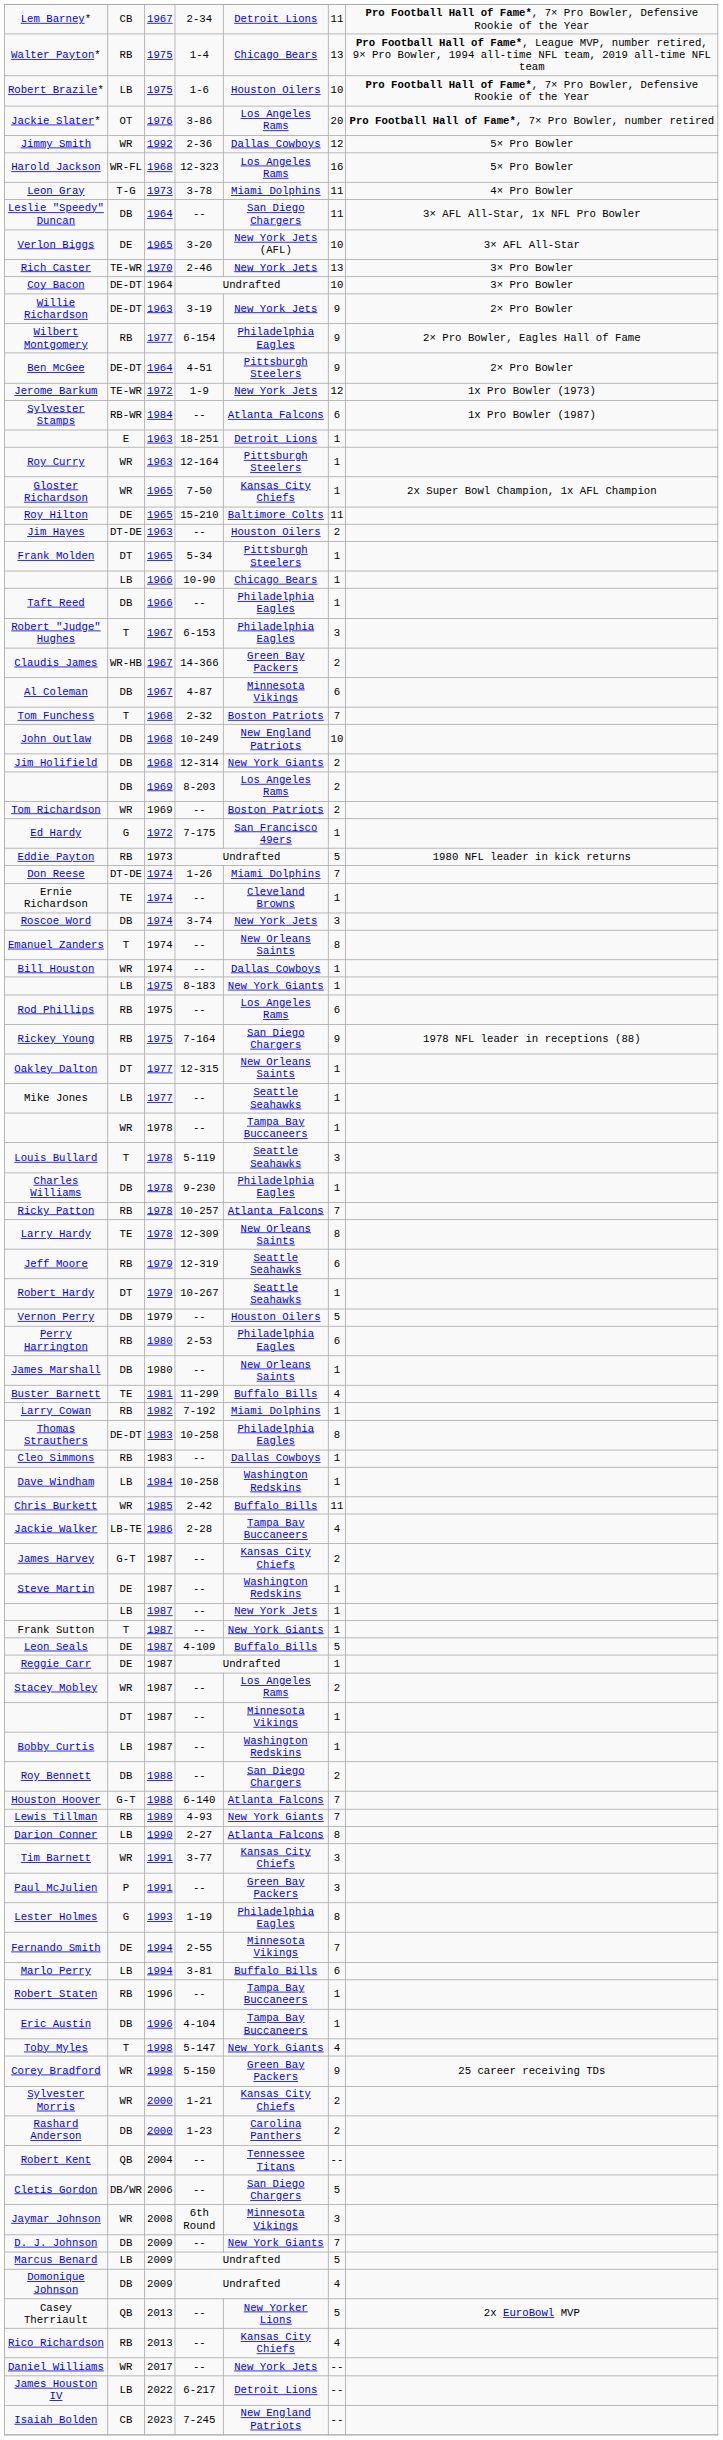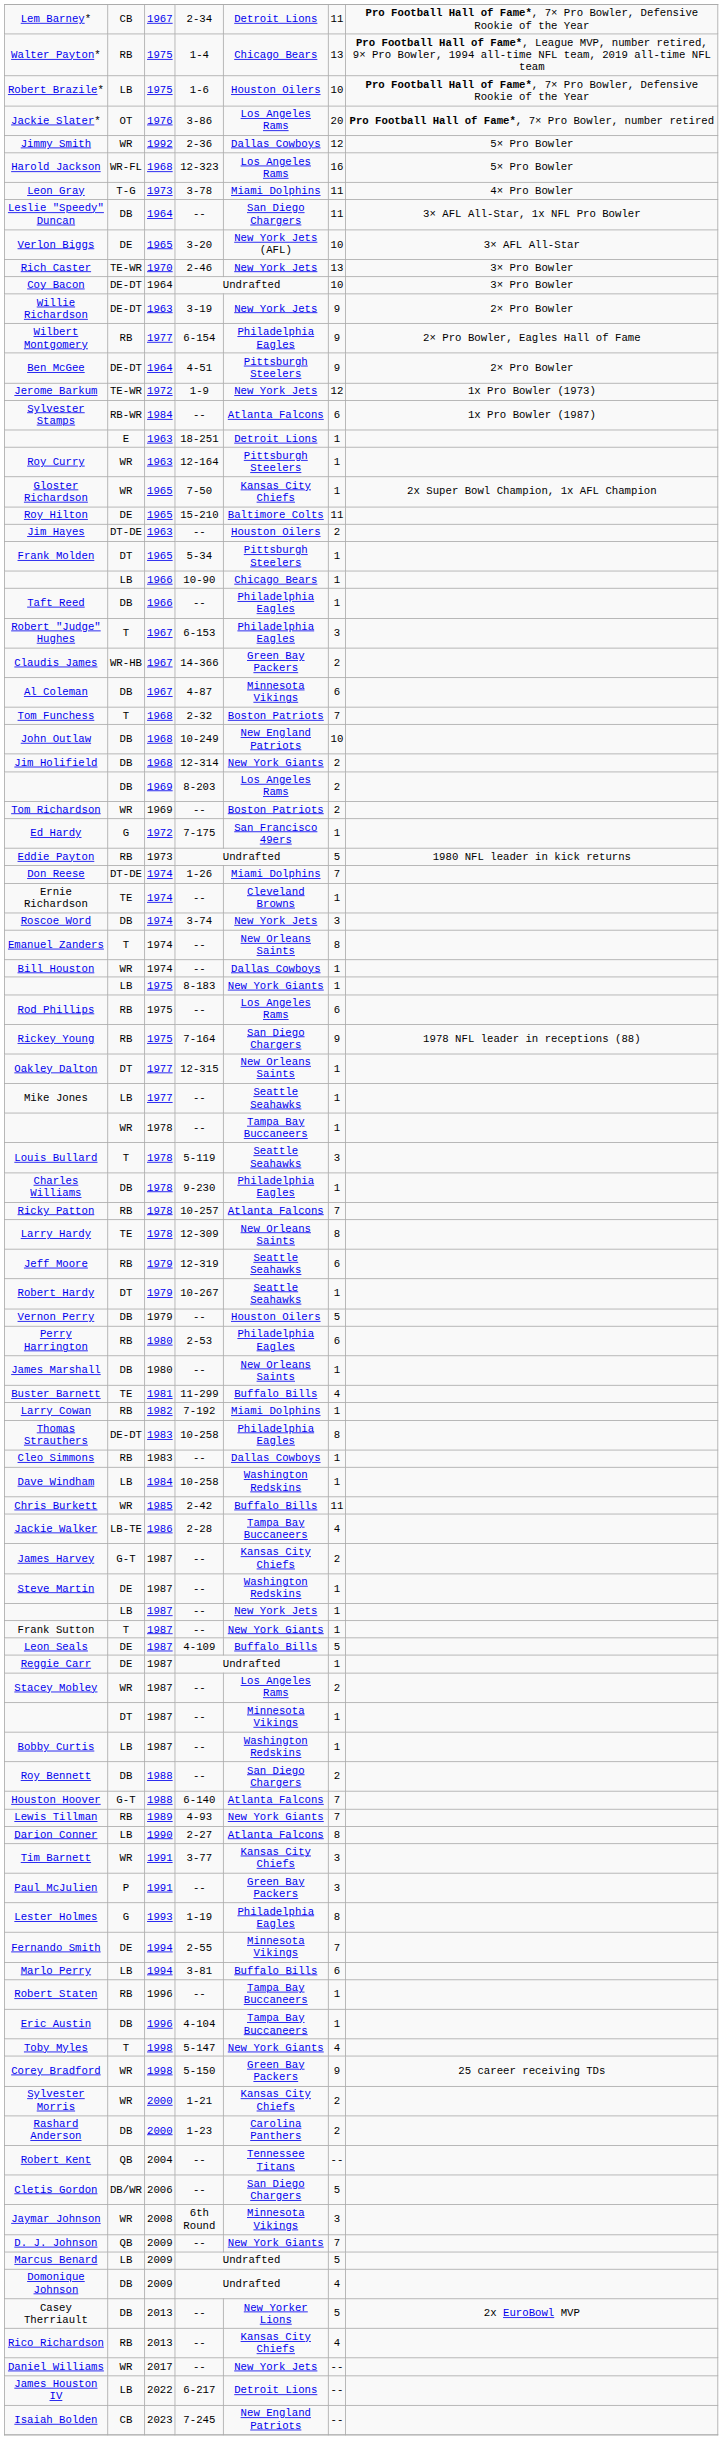(126, 2243) DB -> (126, 2243) QB
(126, 2314) QB -> (126, 2314) DB
